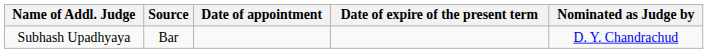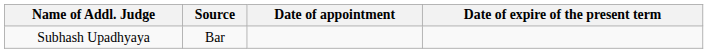- column: (626, 15)
